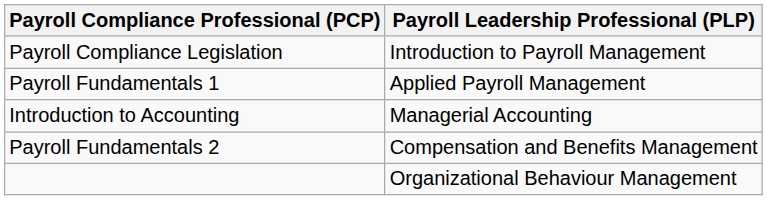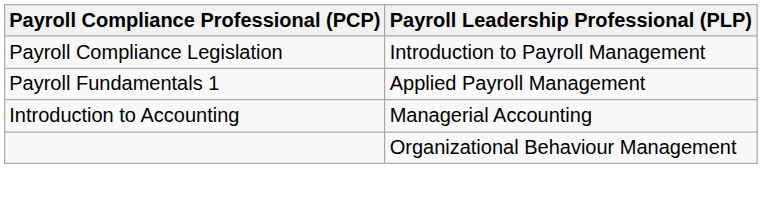- row: (114, 147)
